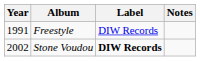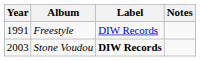(18, 47) 2002 -> (18, 47) 2003
